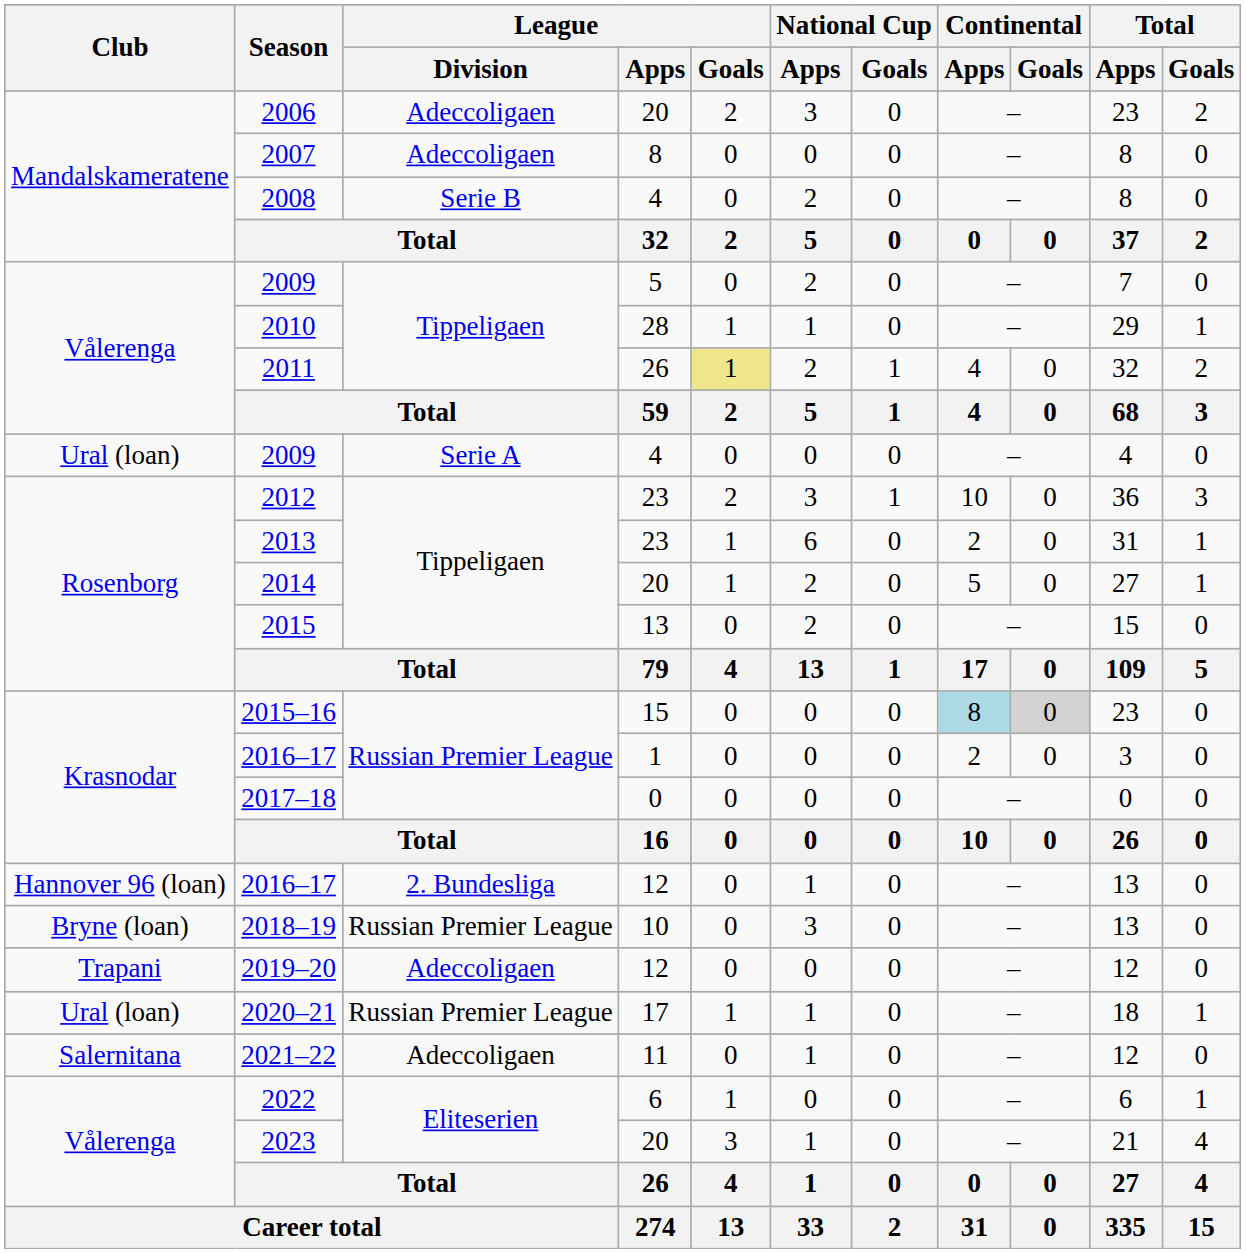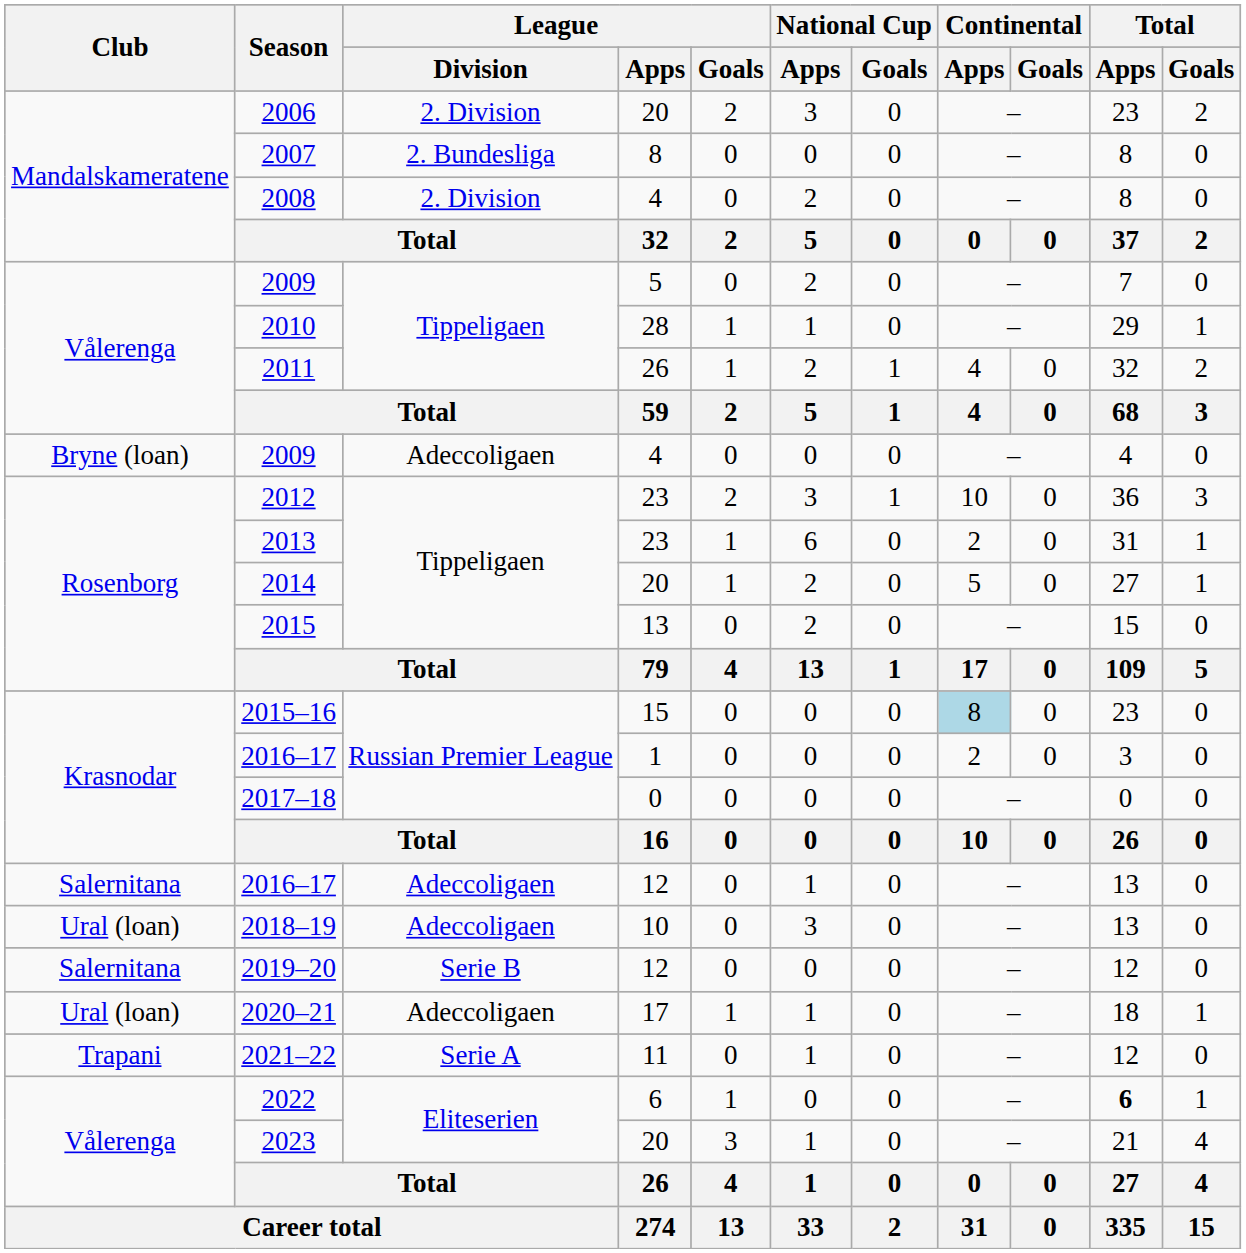(481, 111) Adeccoligaen -> (481, 111) 2. Division
(481, 154) Adeccoligaen -> (481, 154) 2. Bundesliga
(481, 197) Serie B -> (481, 197) 2. Division
(731, 369) khaki background -> (731, 369) no background
(120, 454) Ural (loan) -> (120, 454) Bryne (loan)
(481, 454) Serie A -> (481, 454) Adeccoligaen
(1050, 712) lightgrey background -> (1050, 712) no background
(120, 883) Hannover 96 (loan) -> (120, 883) Salernitana
(481, 883) 2. Bundesliga -> (481, 883) Adeccoligaen
(120, 926) Bryne (loan) -> (120, 926) Ural (loan)
(481, 926) Russian Premier League -> (481, 926) Adeccoligaen
(120, 969) Trapani -> (120, 969) Salernitana
(481, 969) Adeccoligaen -> (481, 969) Serie B
(481, 1012) Russian Premier League -> (481, 1012) Adeccoligaen
(120, 1055) Salernitana -> (120, 1055) Trapani
(481, 1055) Adeccoligaen -> (481, 1055) Serie A
(1126, 1098) normal -> (1126, 1098) bold
